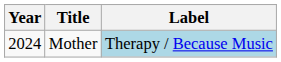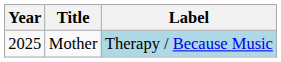(25, 43) 2024 -> (25, 43) 2025
